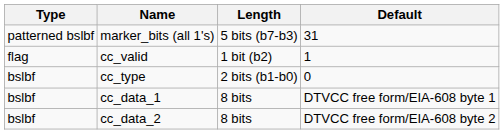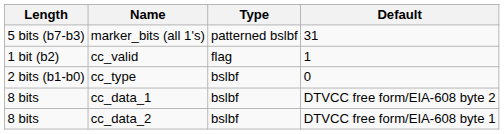columns swapped: (259, 14) <-> (51, 14)
(400, 98) DTVCC free form/EIA-608 byte 1 -> (400, 98) DTVCC free form/EIA-608 byte 2
(400, 118) DTVCC free form/EIA-608 byte 2 -> (400, 118) DTVCC free form/EIA-608 byte 1
